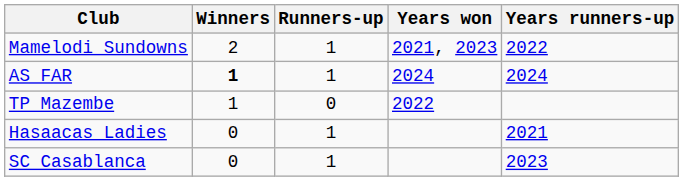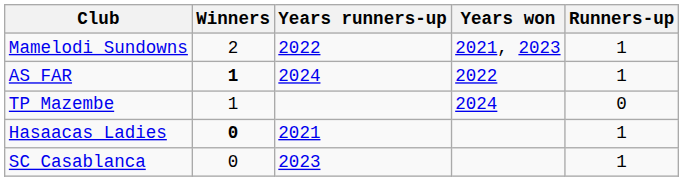columns swapped: (331, 19) <-> (590, 19)
(413, 76) 2024 -> (476, 76) 2022
(413, 105) 2022 -> (476, 105) 2024
(233, 133) normal -> (233, 133) bold
